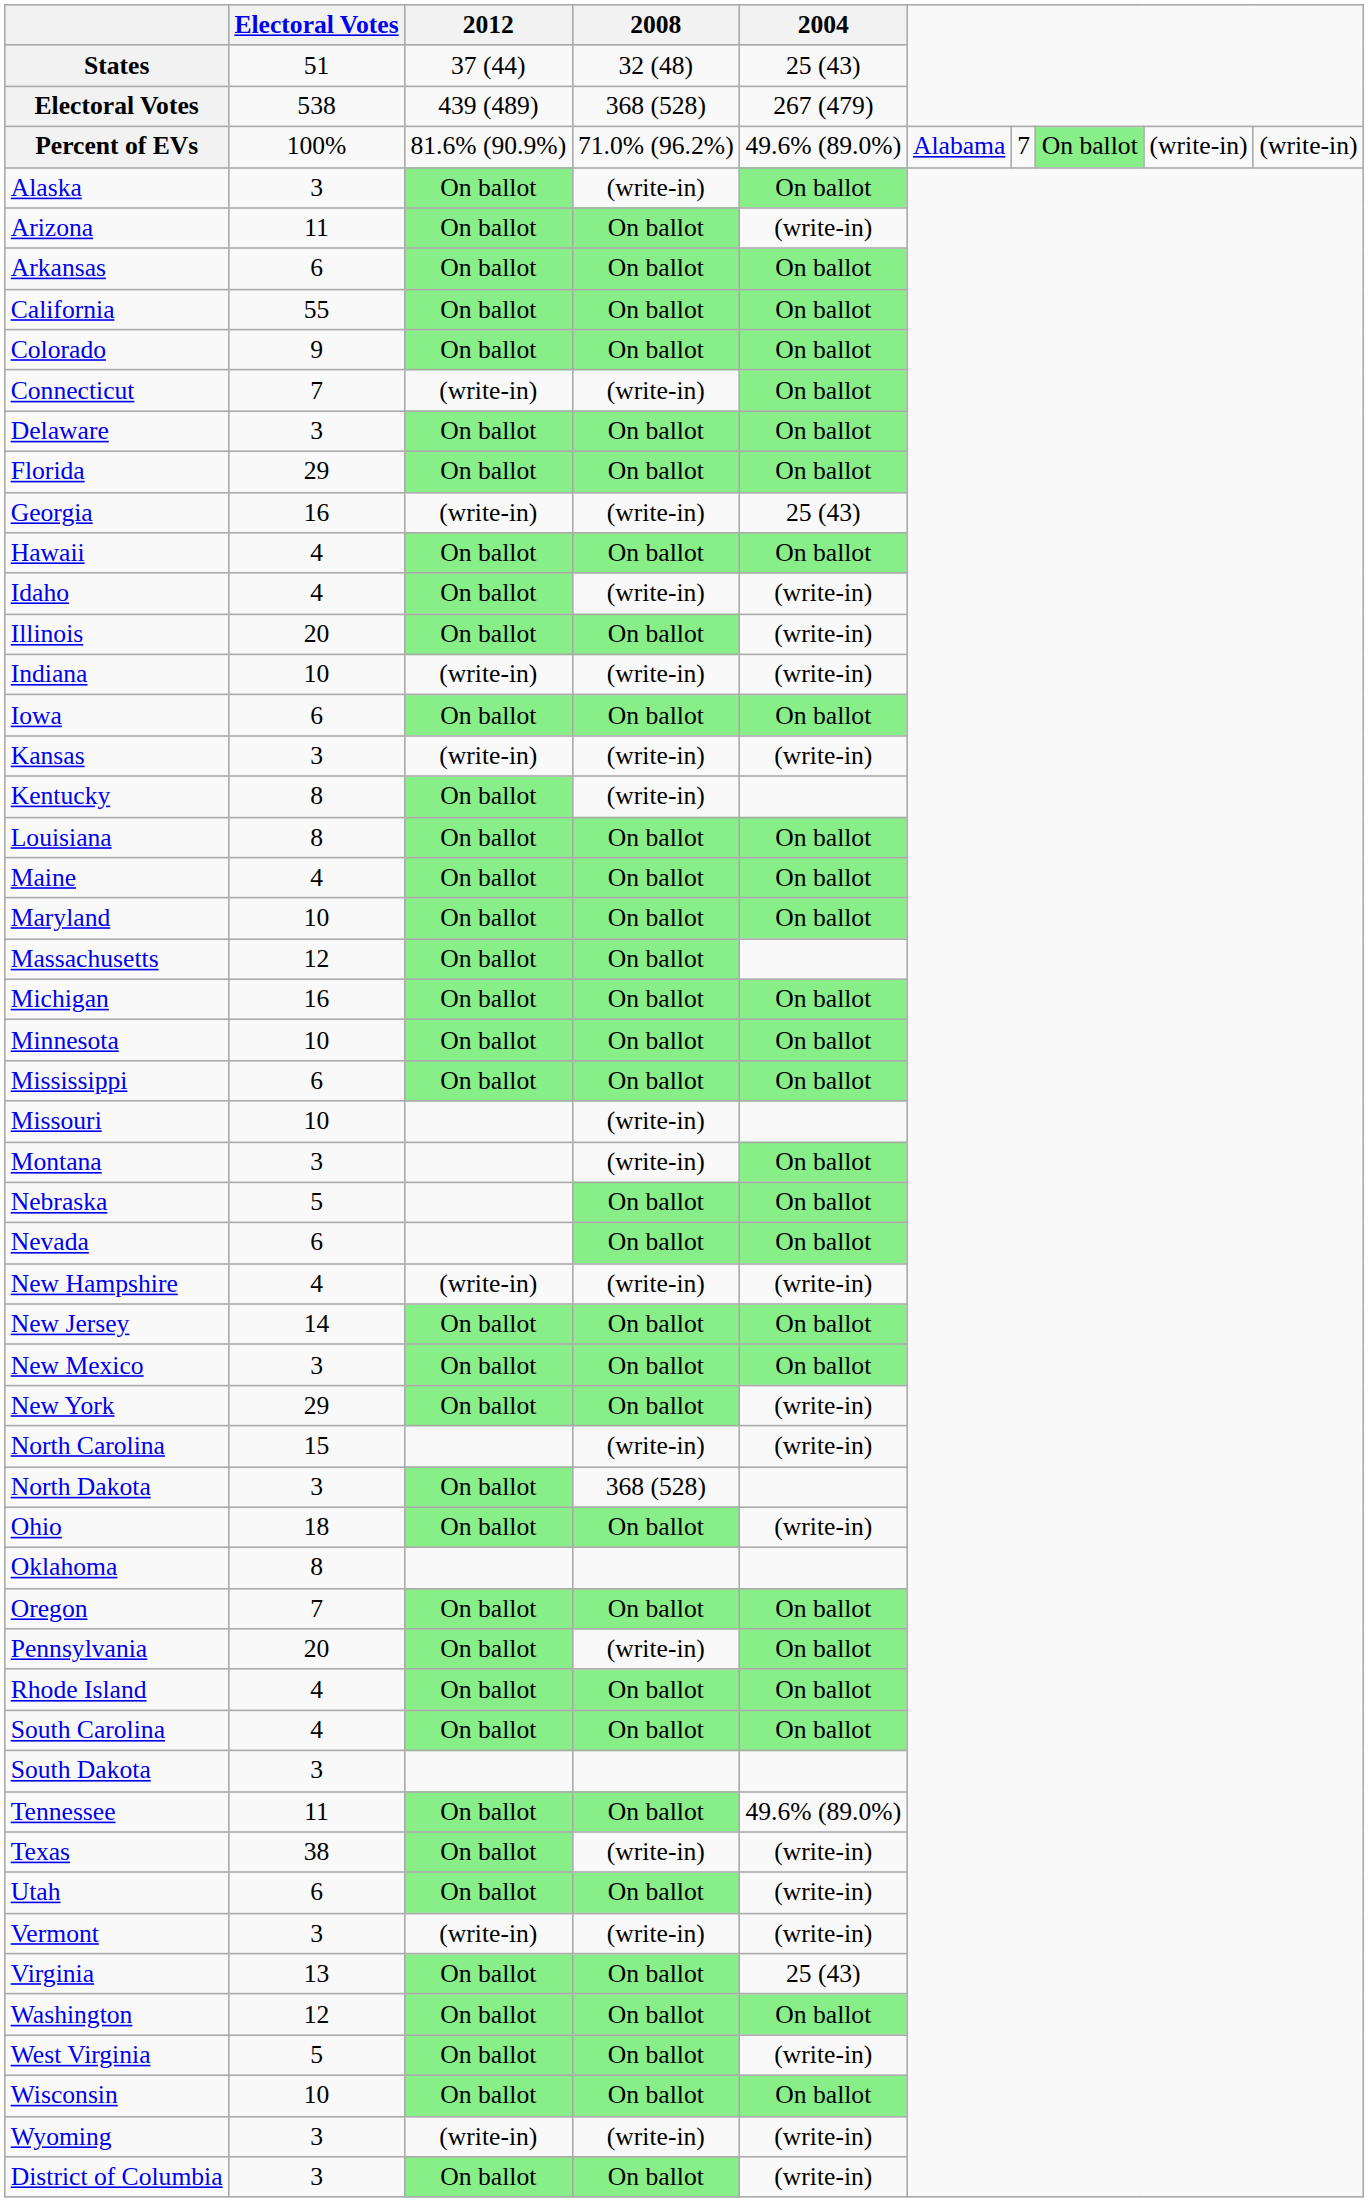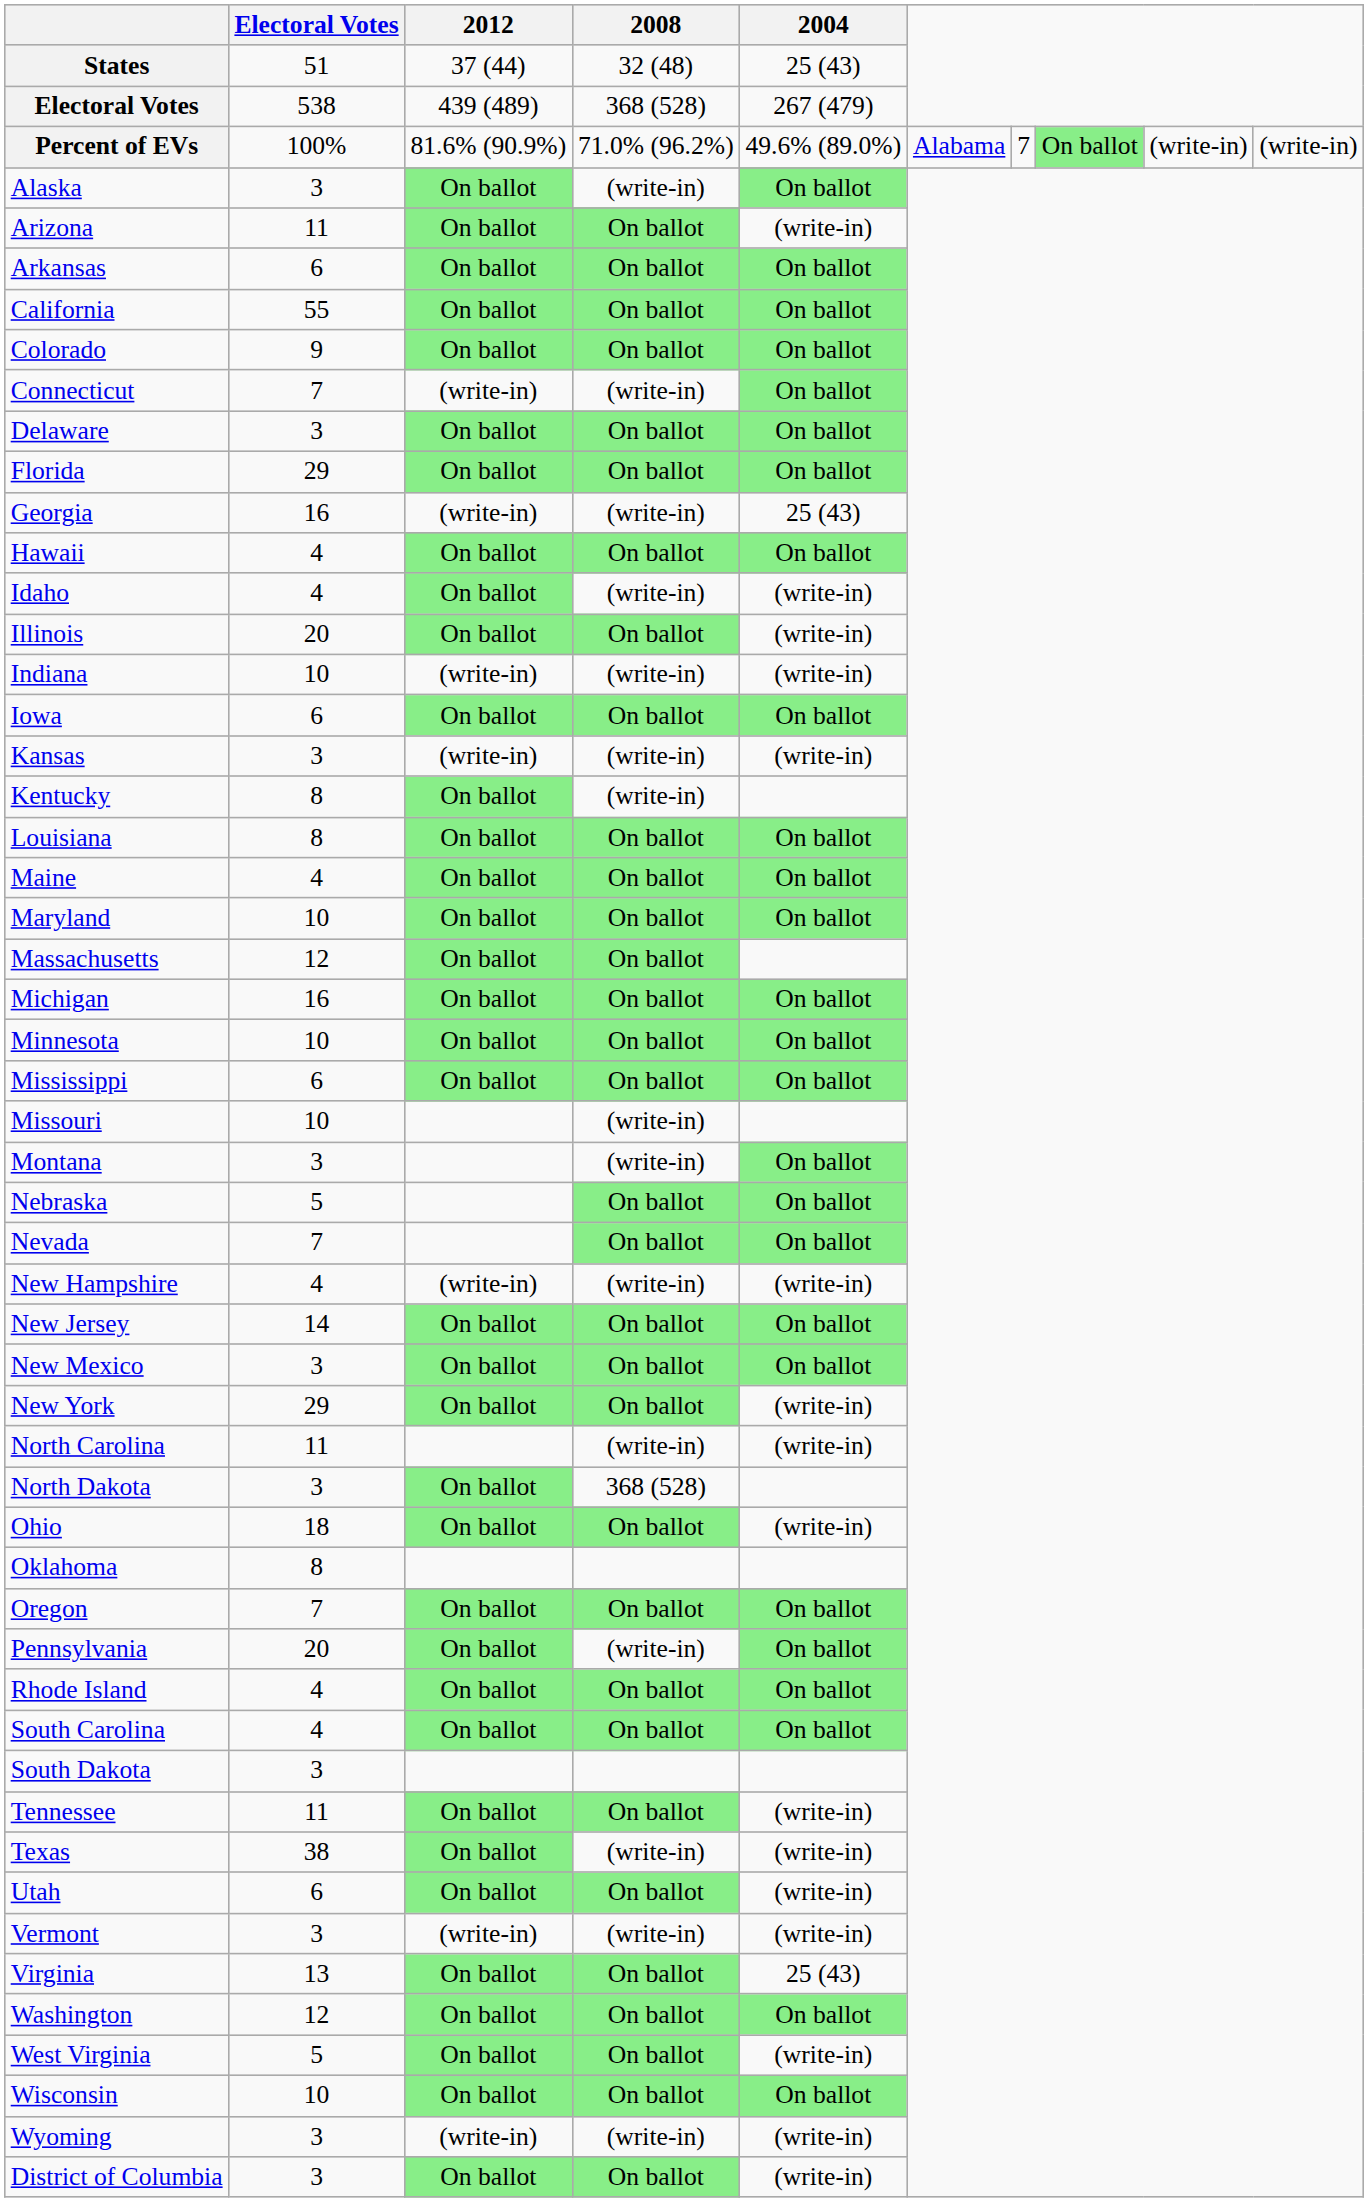(317, 1242) 6 -> (317, 1242) 7
(317, 1445) 15 -> (317, 1445) 11
(823, 1811) 49.6% (89.0%) -> (823, 1811) (write-in)
